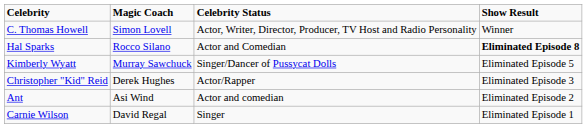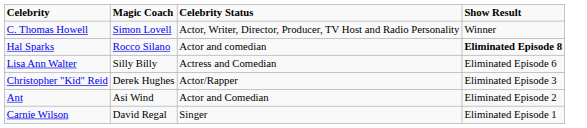(241, 47) Actor and Comedian -> (223, 47) Actor and comedian
+ row: (42, 64)
- row: (41, 64)
(240, 98) Actor and comedian -> (224, 98) Actor and Comedian
